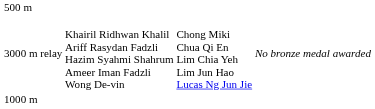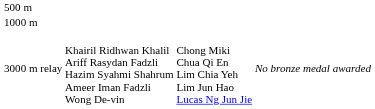rows swapped: (21, 99) <-> (33, 53)
